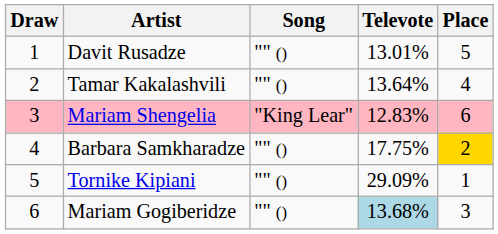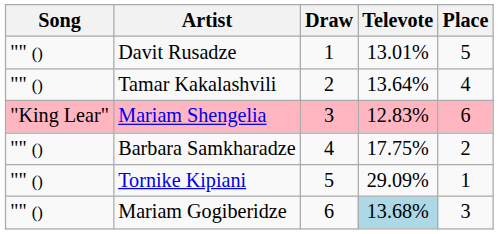columns swapped: (34, 20) <-> (304, 20)
(466, 148) gold background -> (466, 148) no background
